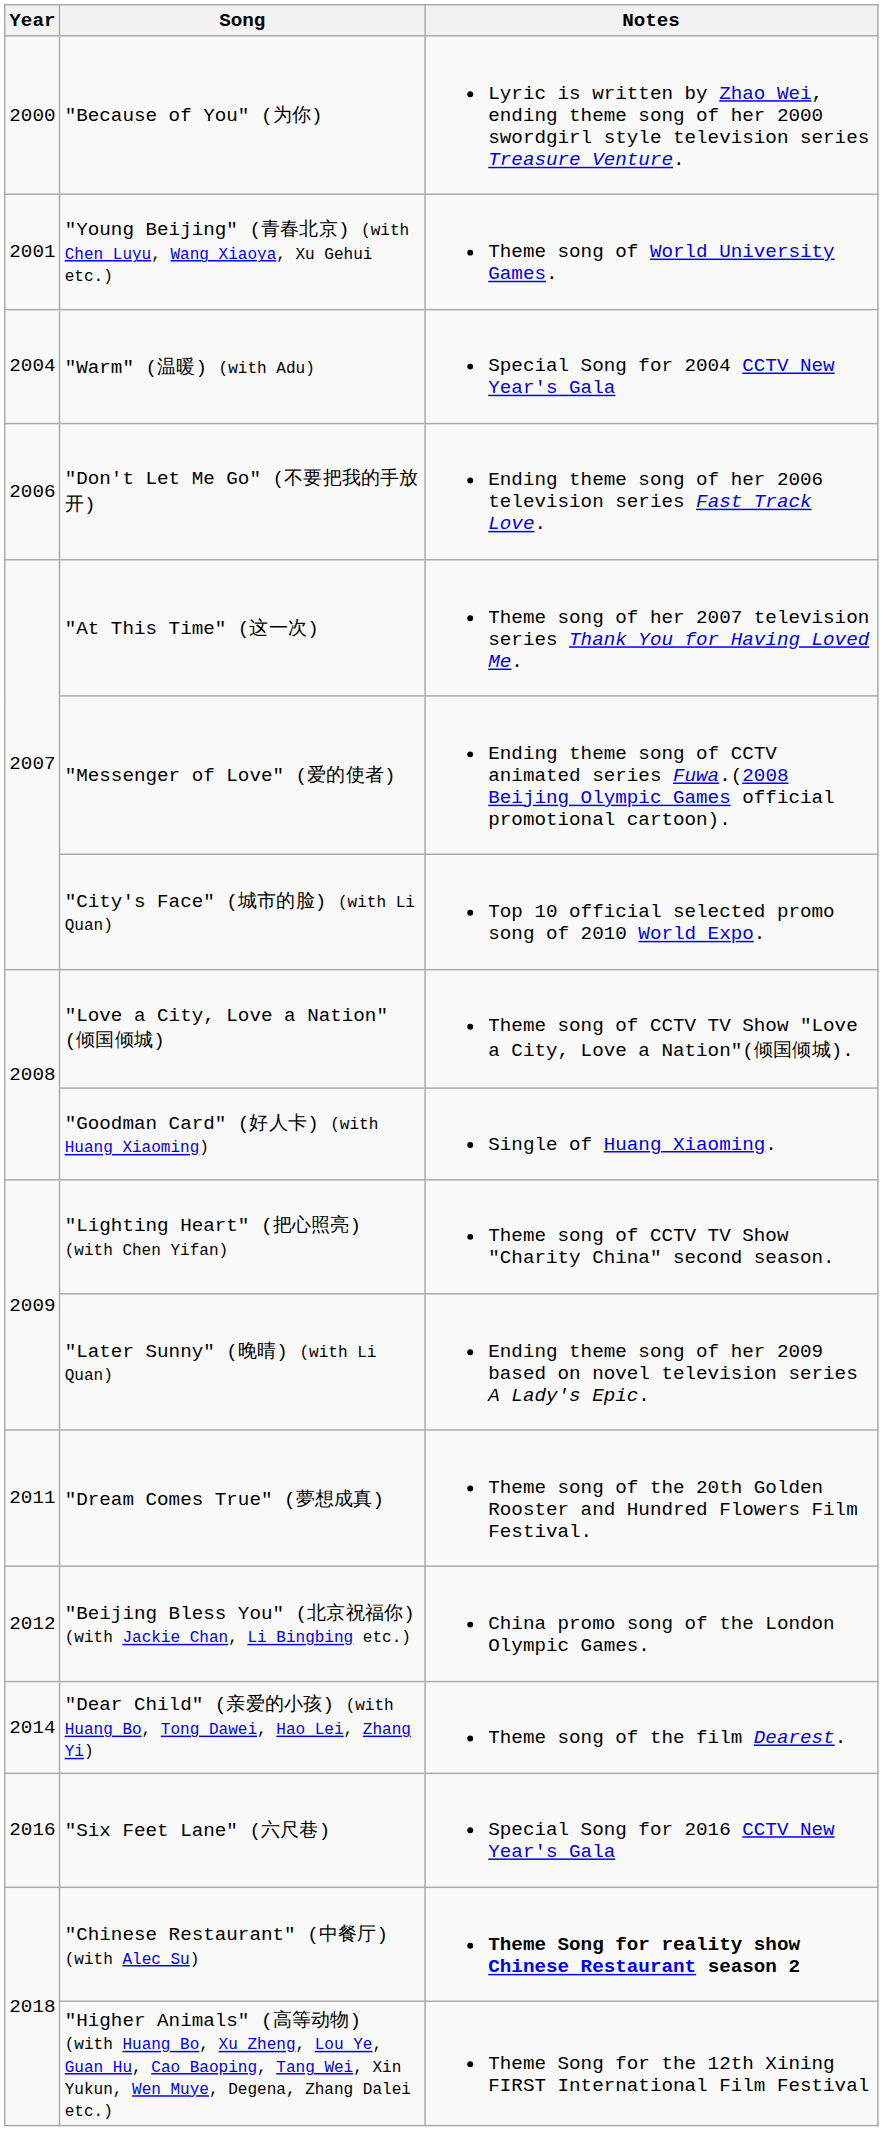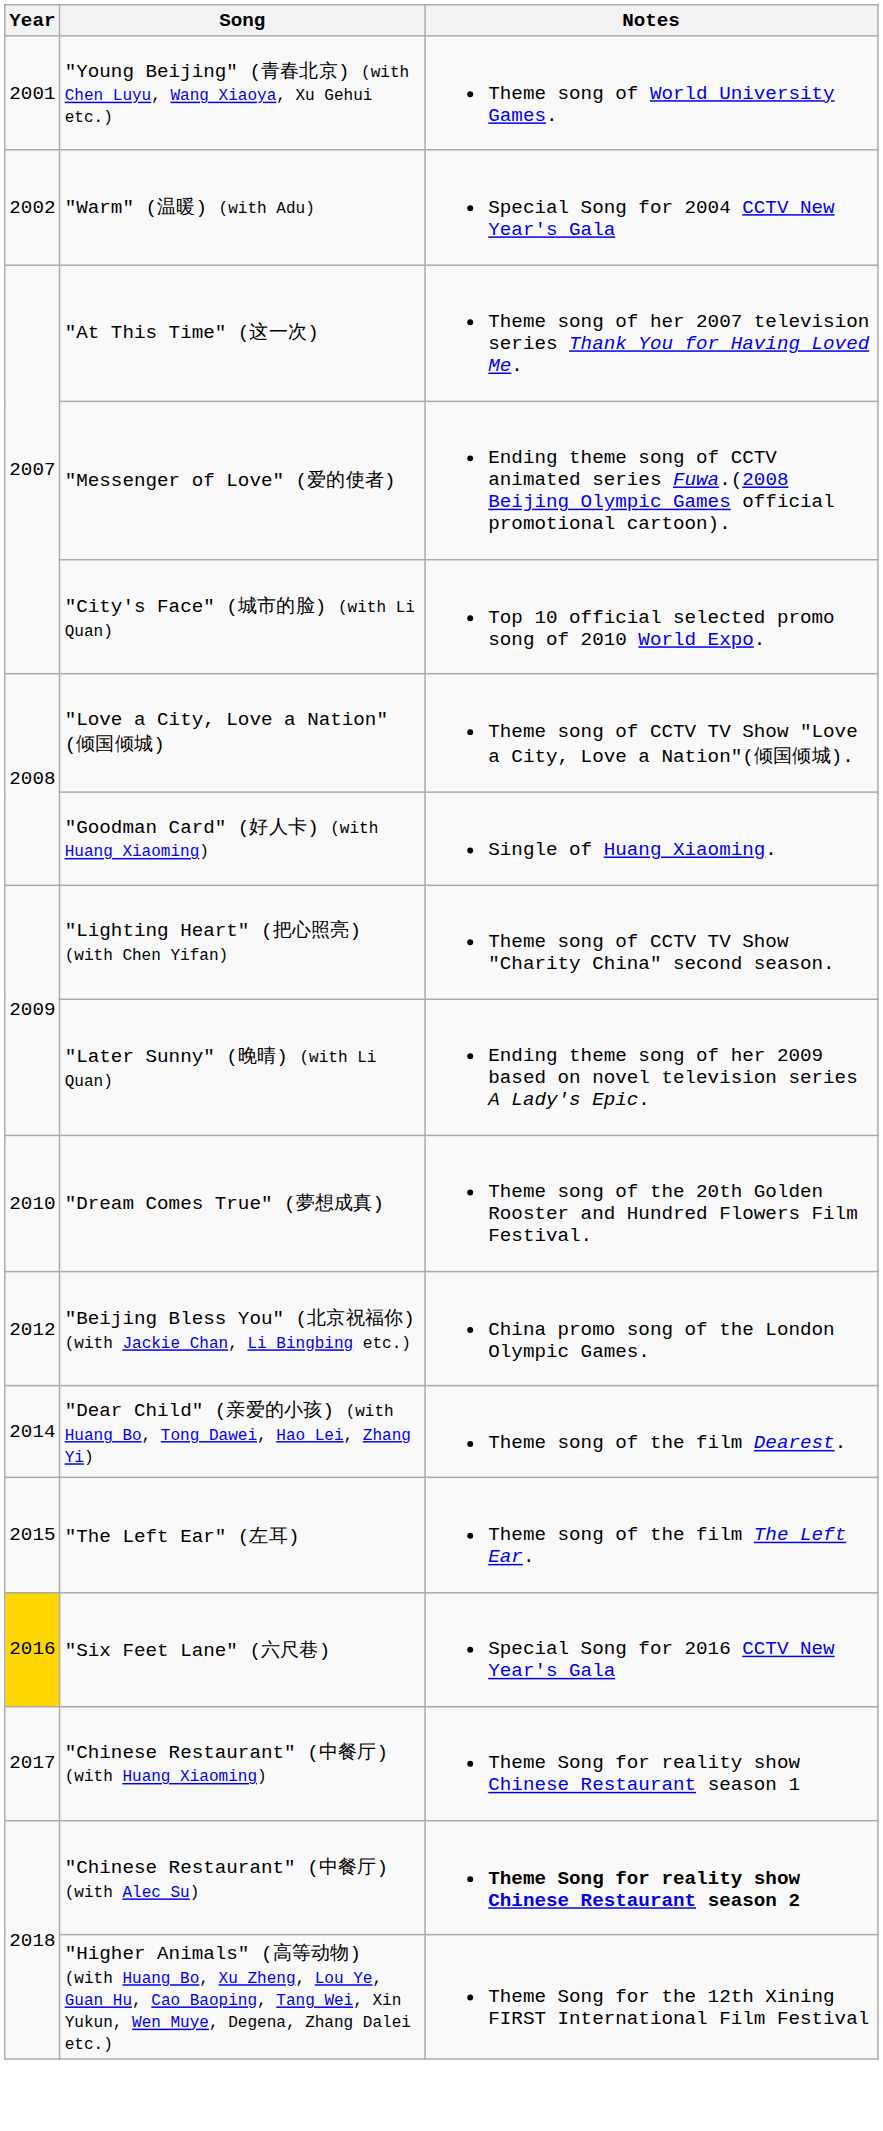- row: (194, 116)
(32, 366) 2004 -> (32, 207) 2002
- row: (242, 492)
(32, 1499) 2011 -> (32, 1203) 2010
+ row: (182, 1536)
(32, 1830) no background -> (32, 1649) gold background
+ row: (226, 1764)
